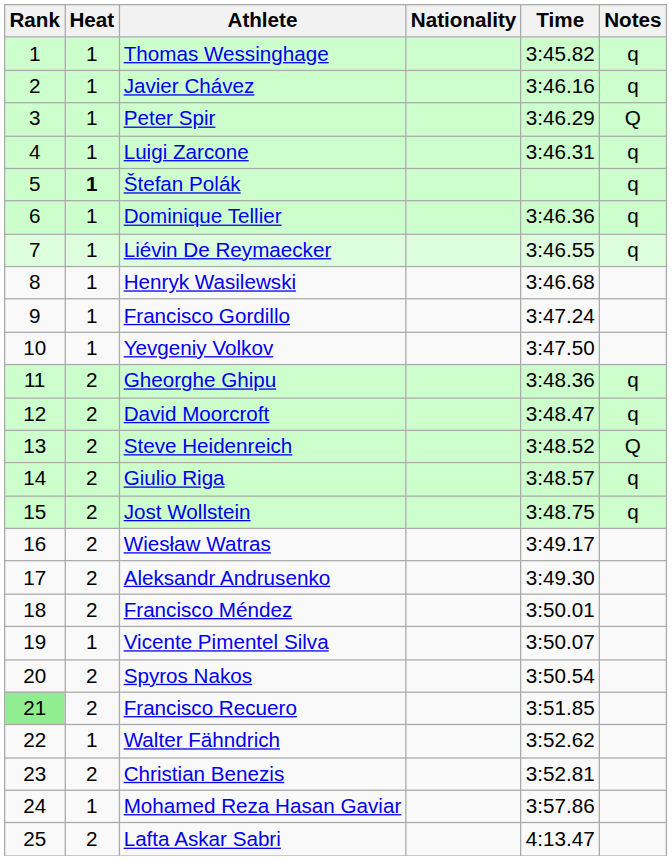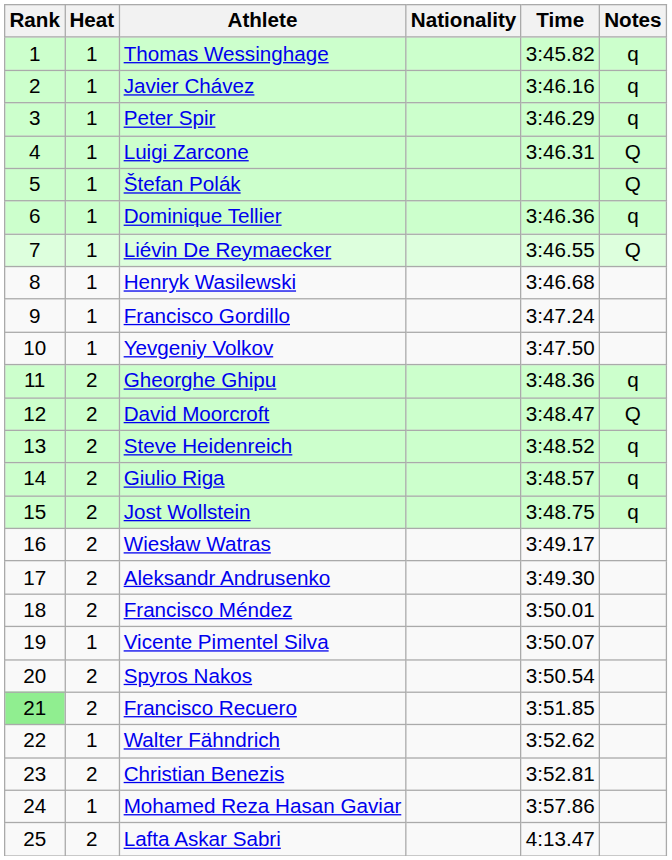(633, 119) Q -> (633, 119) q
(633, 151) q -> (633, 151) Q
(92, 184) bold -> (92, 184) normal
(633, 184) q -> (633, 184) Q
(633, 250) q -> (633, 250) Q
(633, 413) q -> (633, 413) Q
(633, 446) Q -> (633, 446) q
